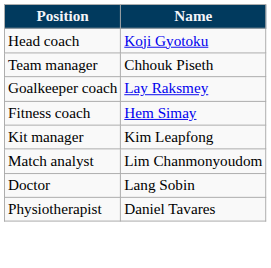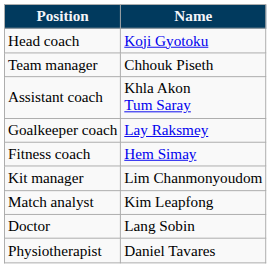+ row: (55, 97)
(169, 137) Kim Leapfong -> (193, 178) Lim Chanmonyoudom
(193, 161) Lim Chanmonyoudom -> (169, 202) Kim Leapfong
